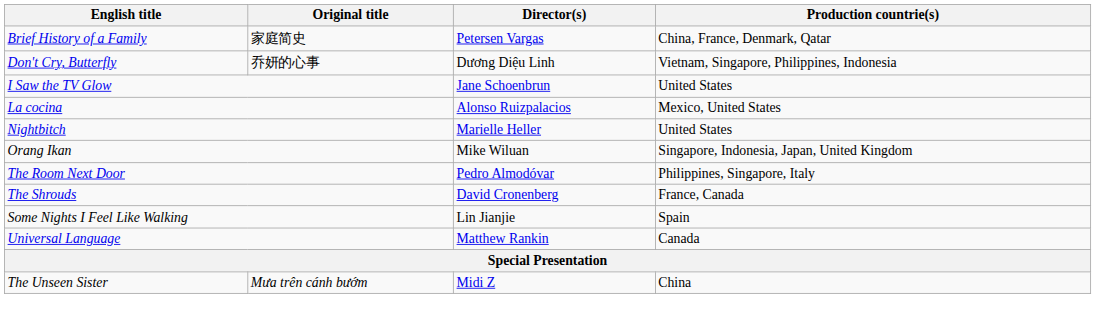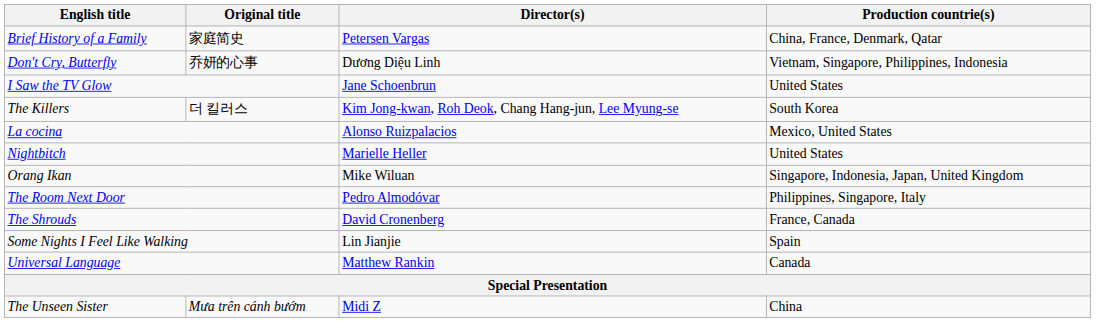+ row: (38, 109)
